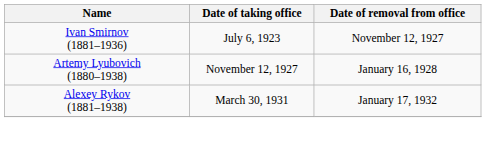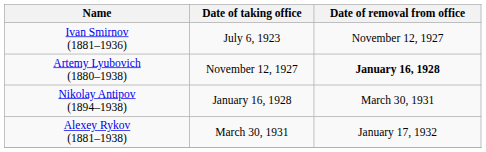(398, 69) normal -> (398, 69) bold
+ row: (97, 100)
